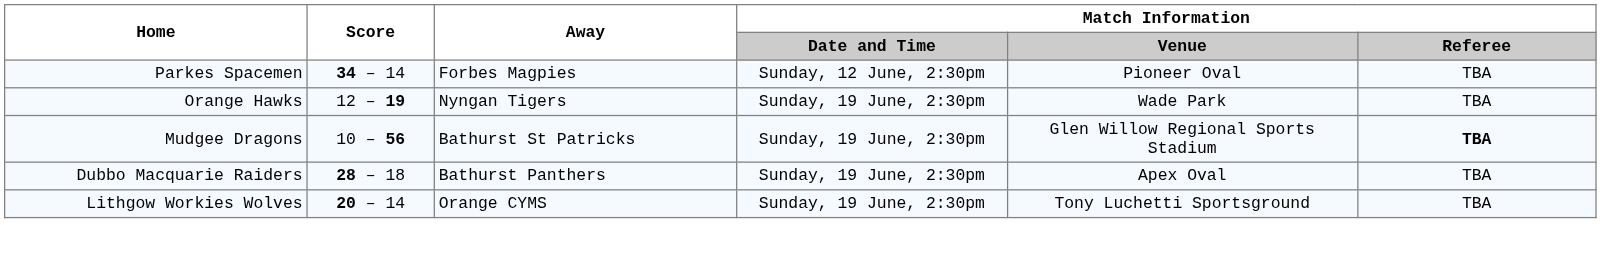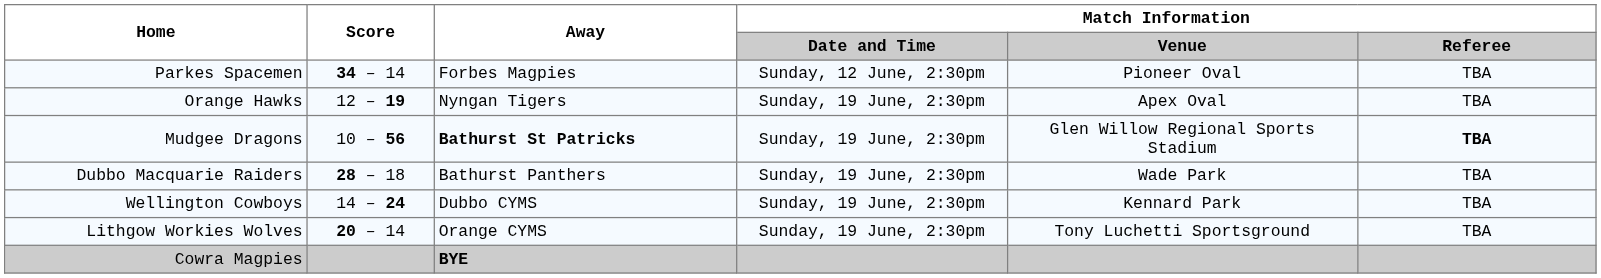(1182, 102) Wade Park -> (1182, 102) Apex Oval
(537, 139) normal -> (537, 139) bold
(1182, 176) Apex Oval -> (1182, 176) Wade Park
+ row: (214, 204)
+ row: (239, 259)
